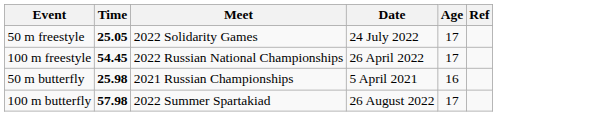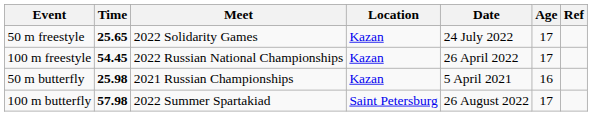+ column: (394, 15)
(112, 36) 25.05 -> (112, 36) 25.65
